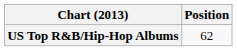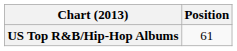(207, 35) 62 -> (207, 35) 61
